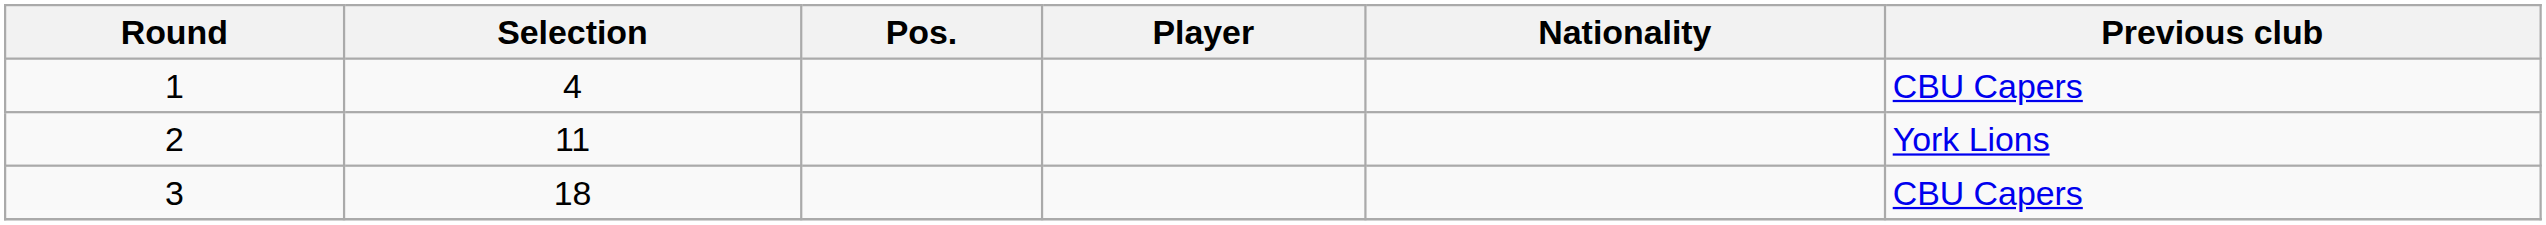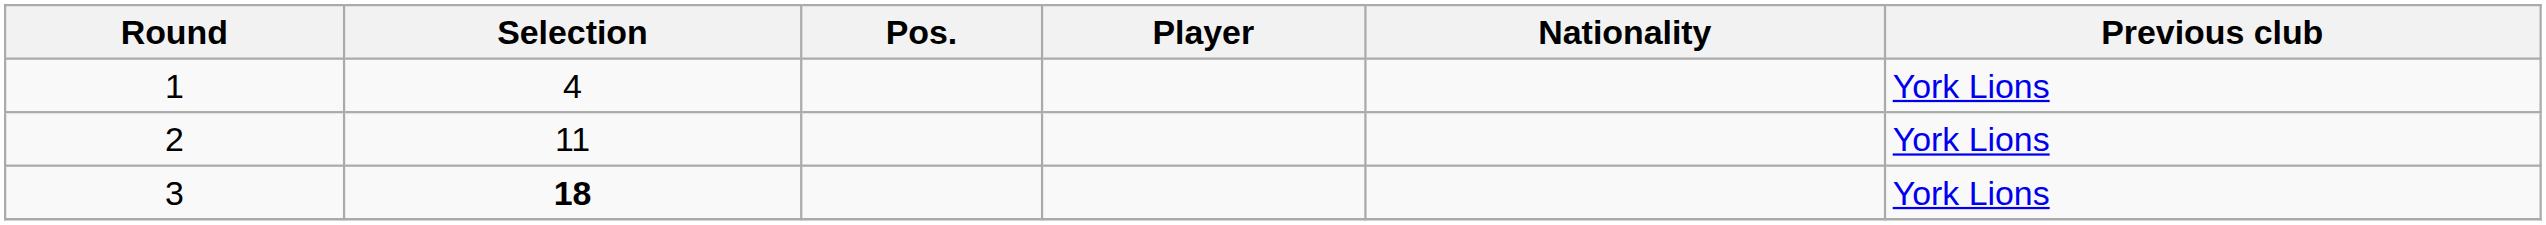(1988, 86) CBU Capers -> (1971, 86) York Lions
(572, 193) normal -> (572, 193) bold
(1988, 193) CBU Capers -> (1971, 193) York Lions
